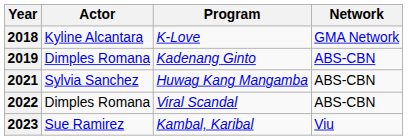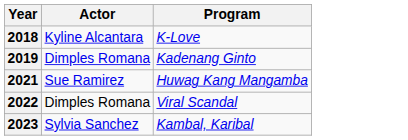- column: (357, 15)
(92, 80) Sylvia Sanchez -> (84, 80) Sue Ramirez
(84, 124) Sue Ramirez -> (92, 124) Sylvia Sanchez
